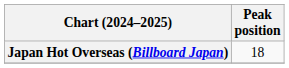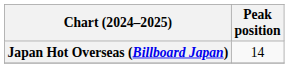(258, 52) 18 -> (258, 52) 14
